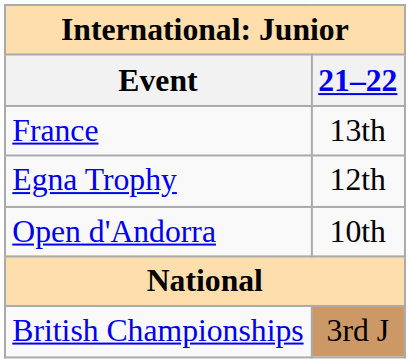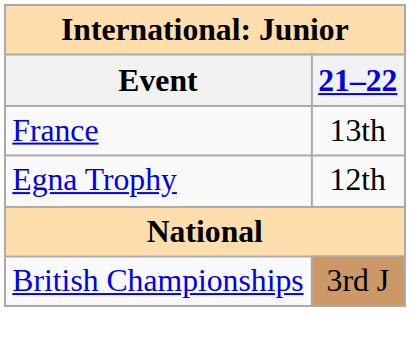- row: (114, 230)
